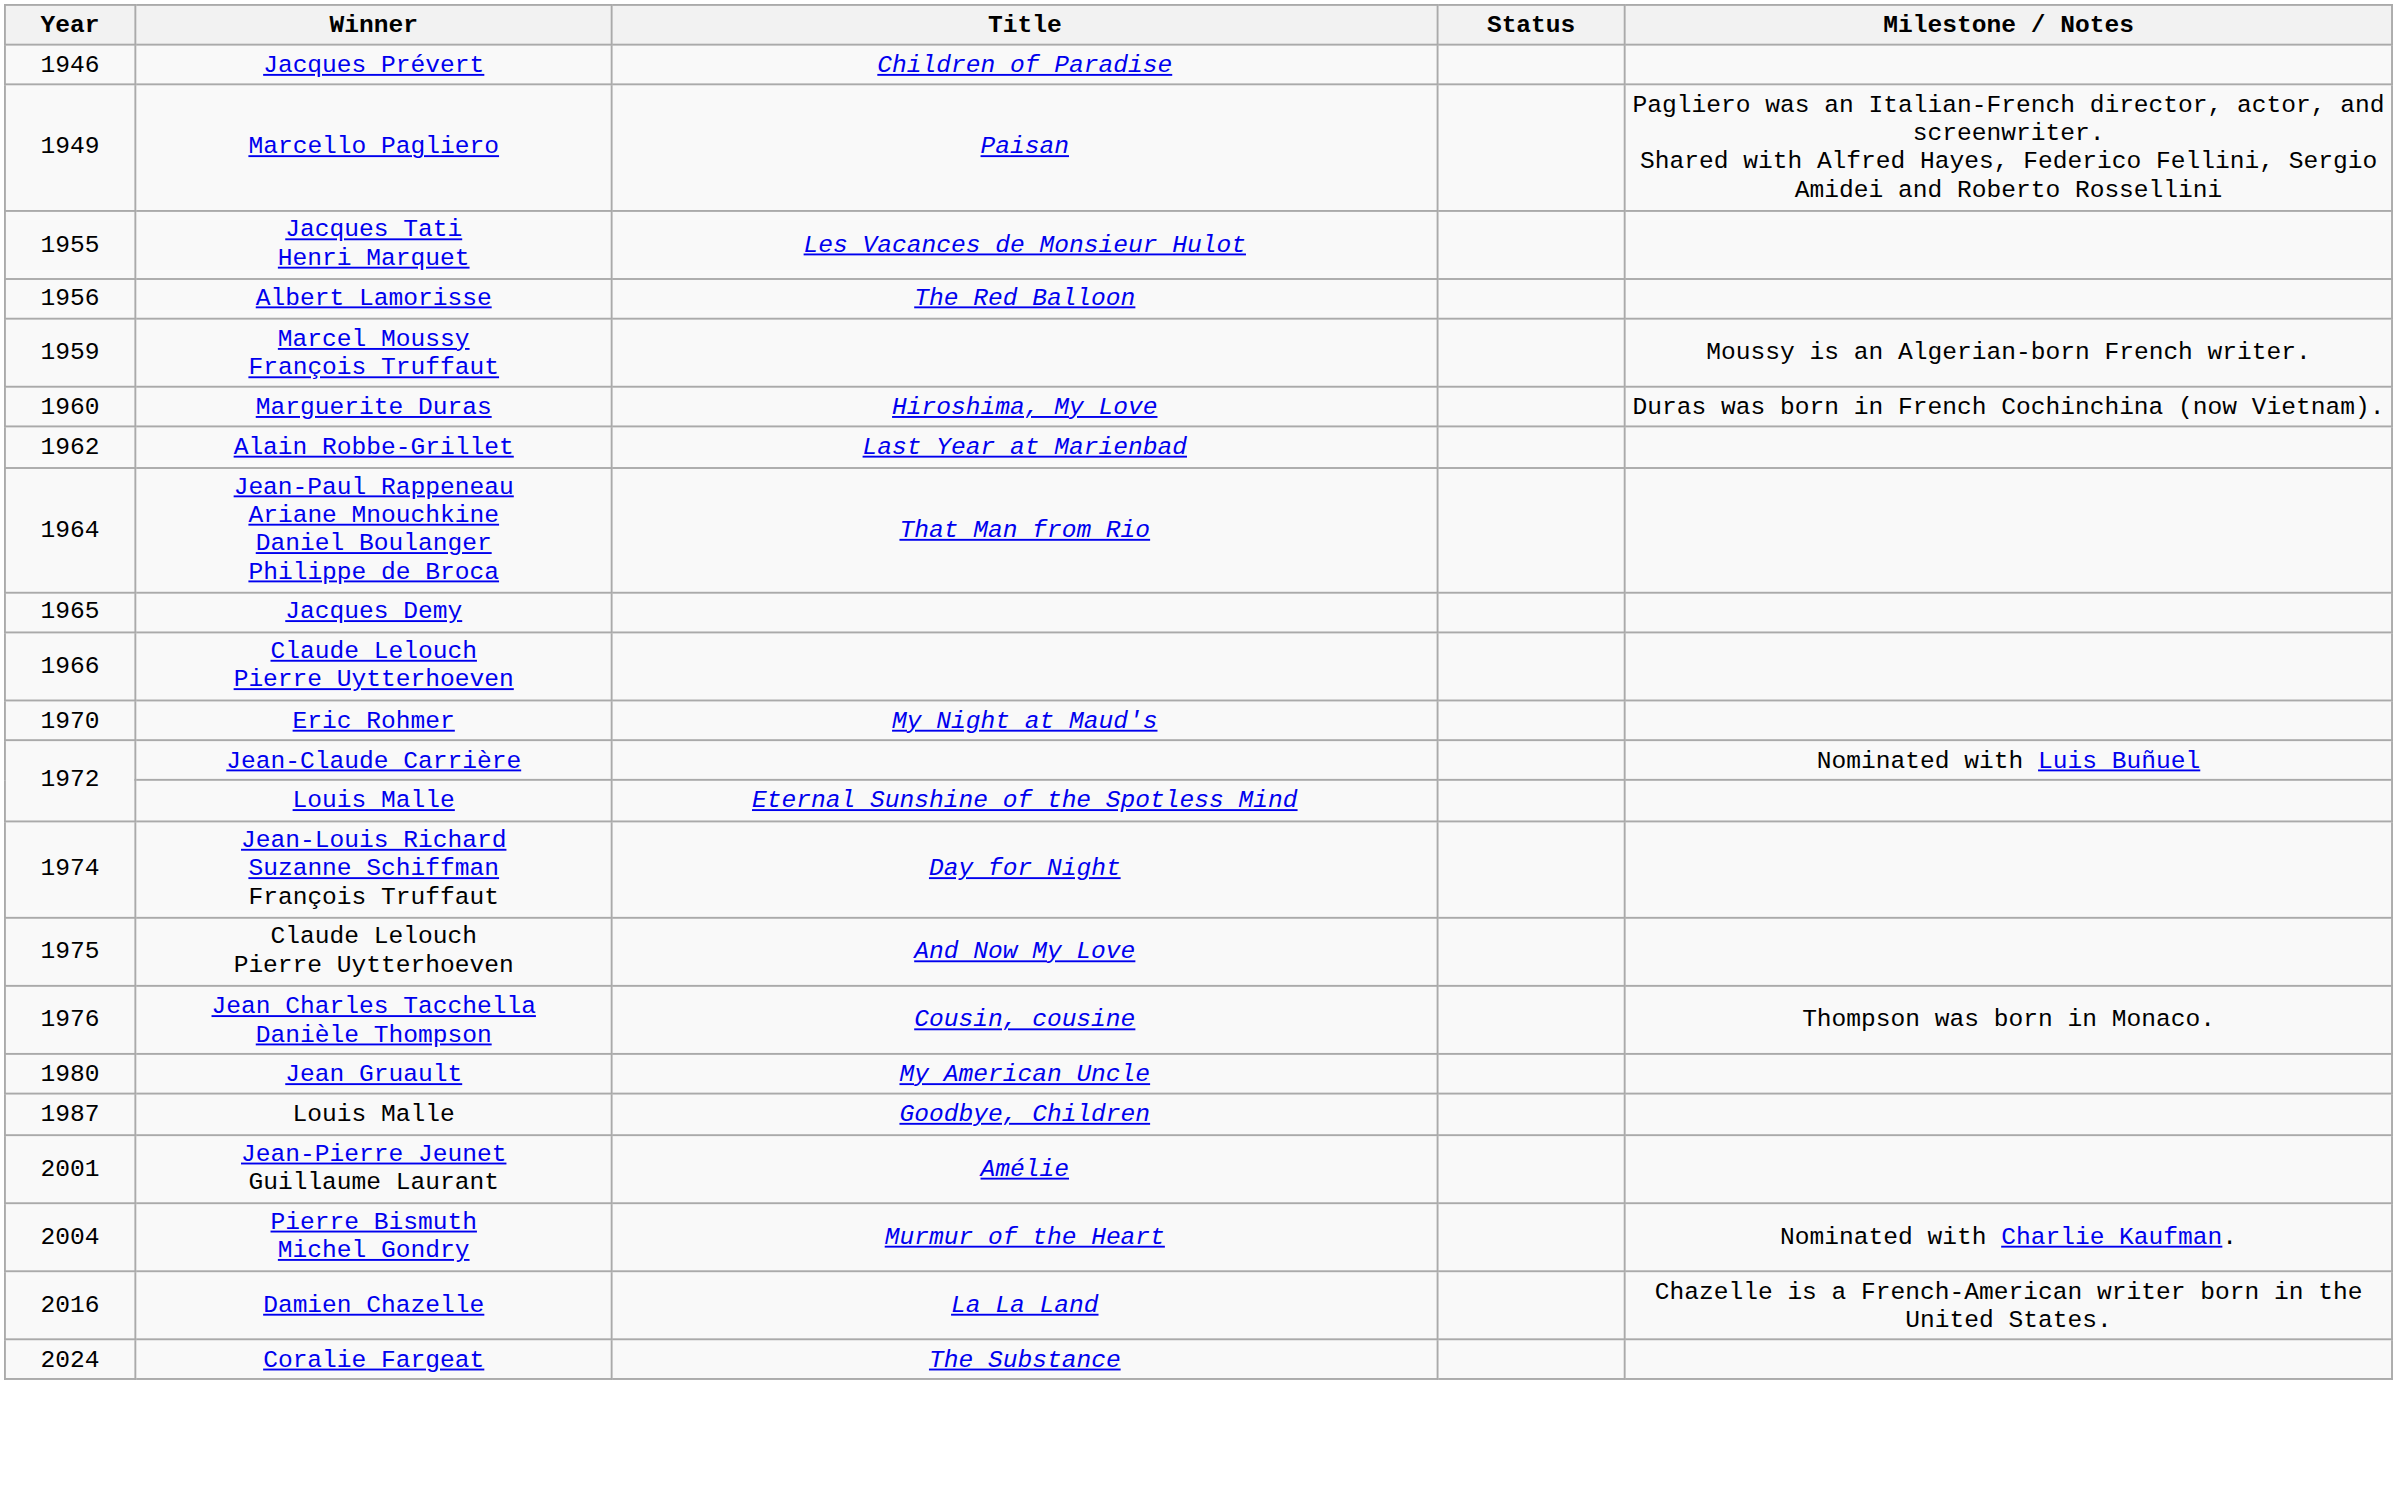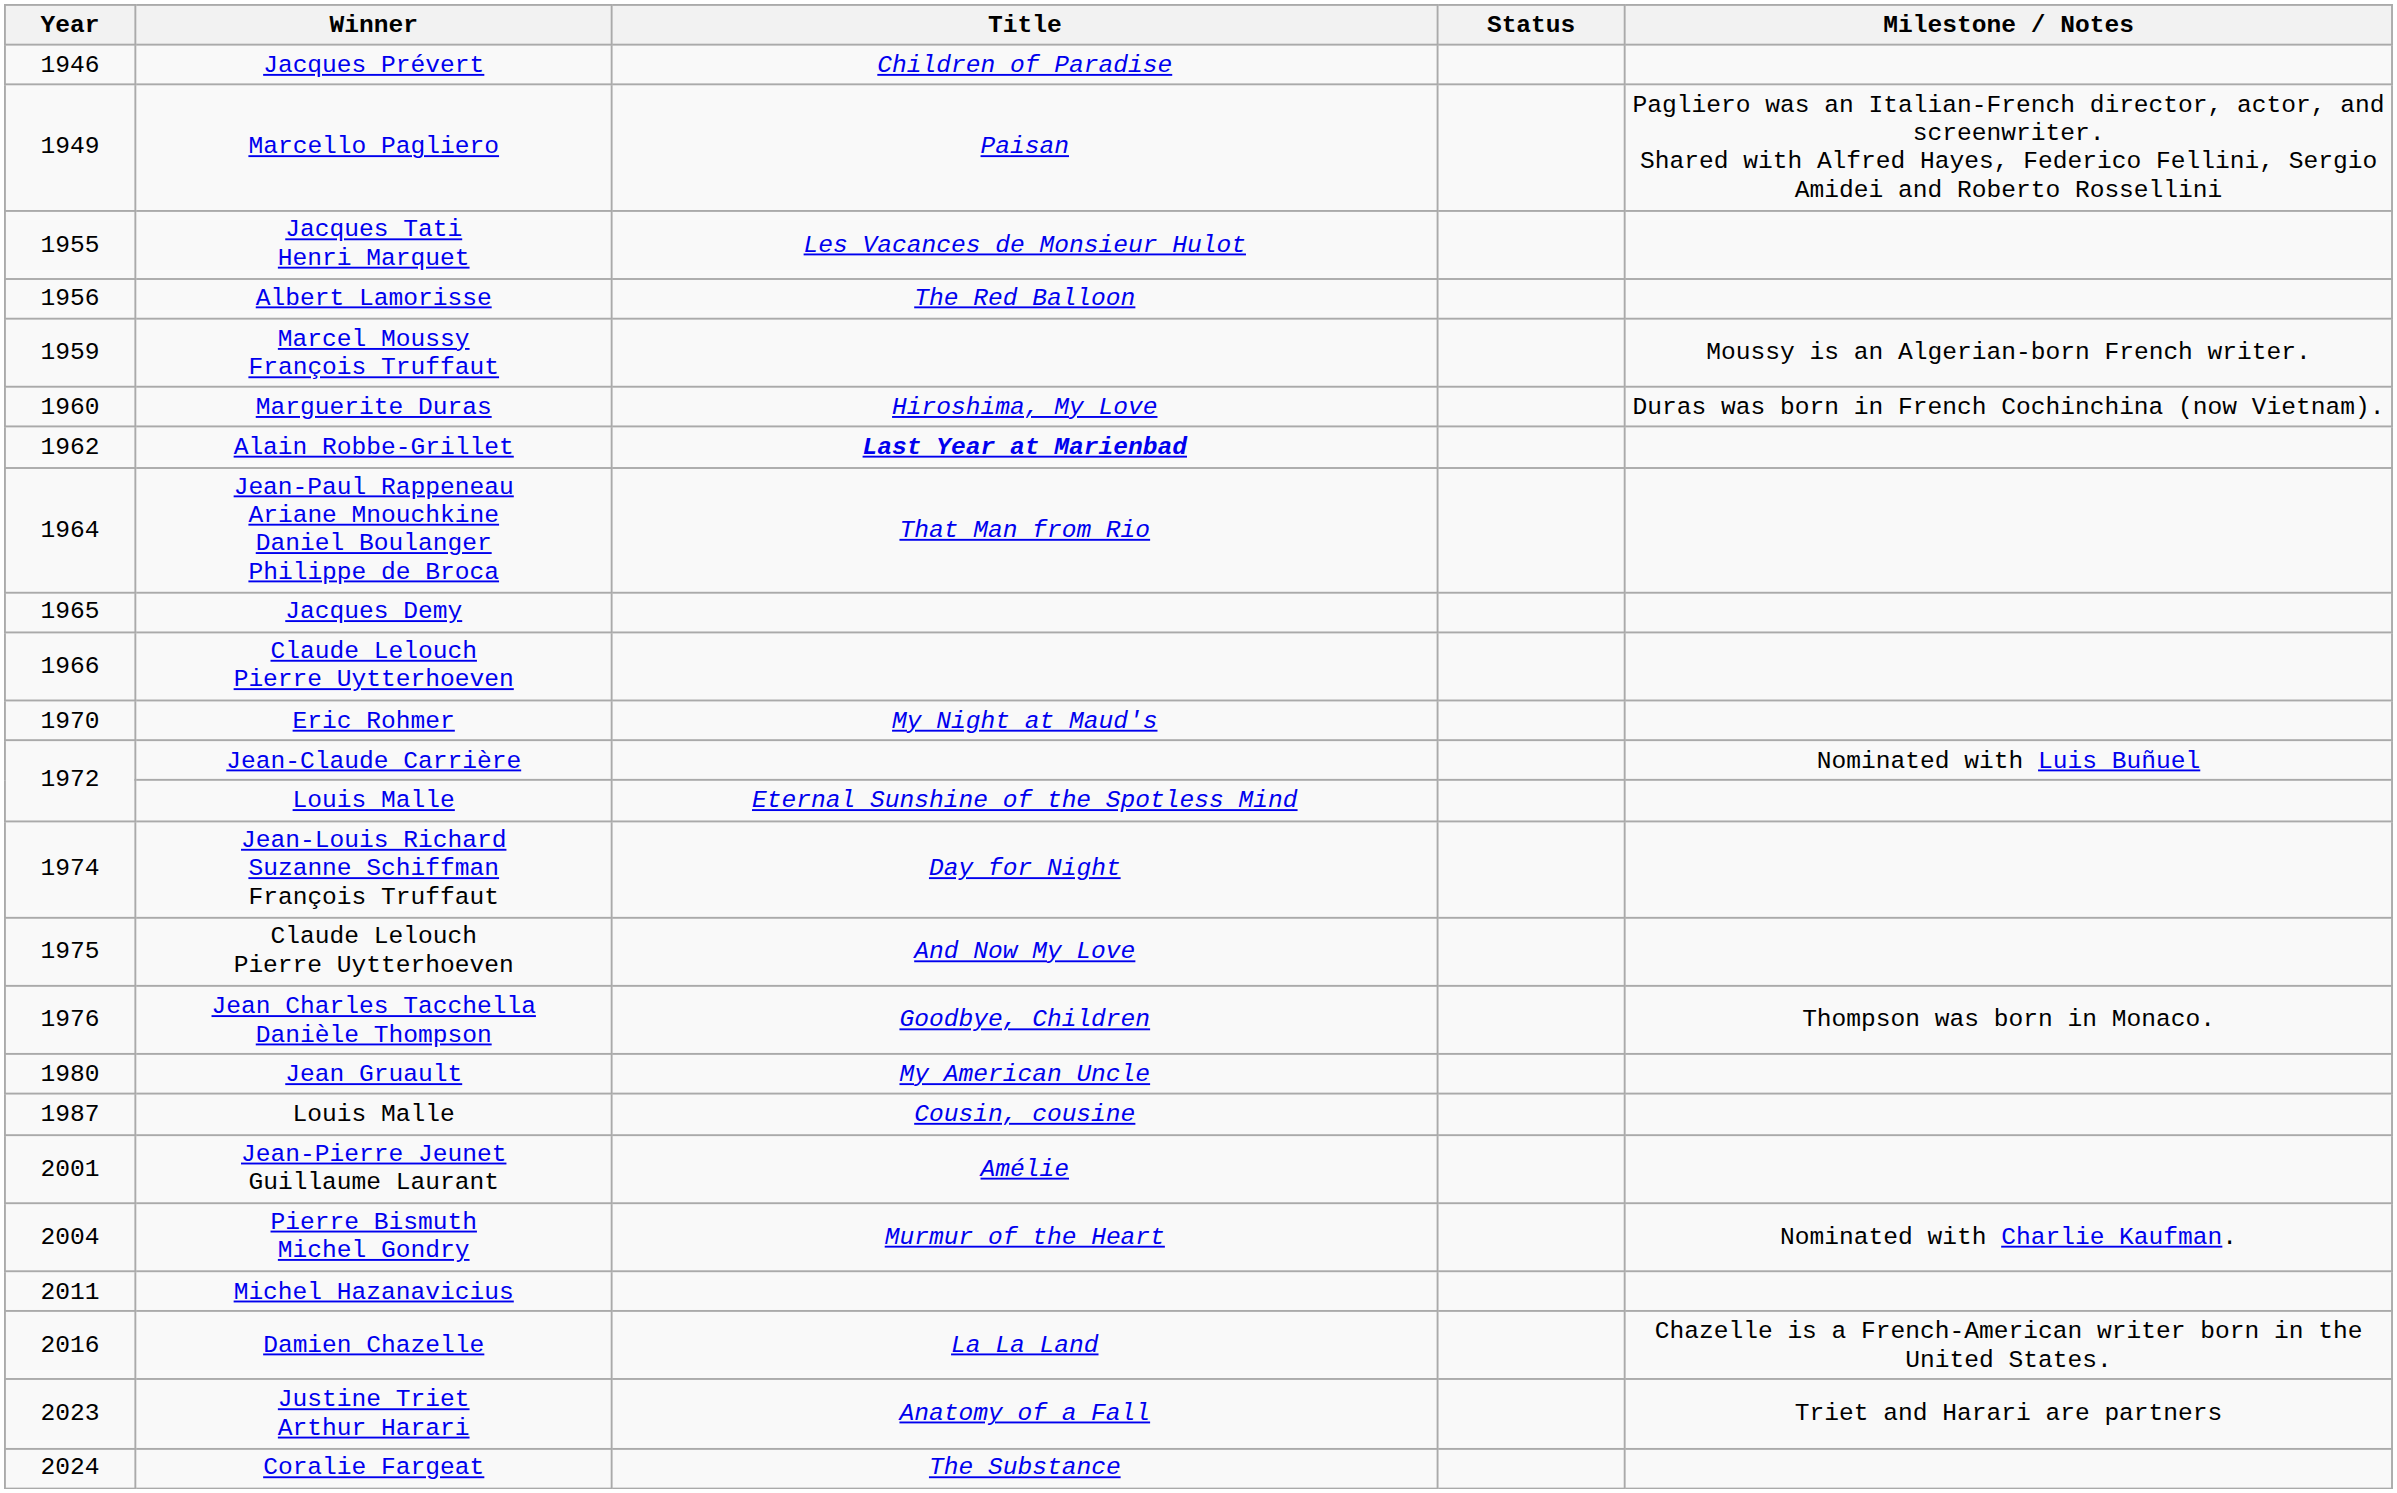(1025, 447) normal -> (1025, 447) bold
(1025, 1020) Cousin, cousine -> (1025, 1020) Goodbye, Children
(1025, 1114) Goodbye, Children -> (1025, 1114) Cousin, cousine
+ row: (70, 1291)
+ row: (70, 1414)
